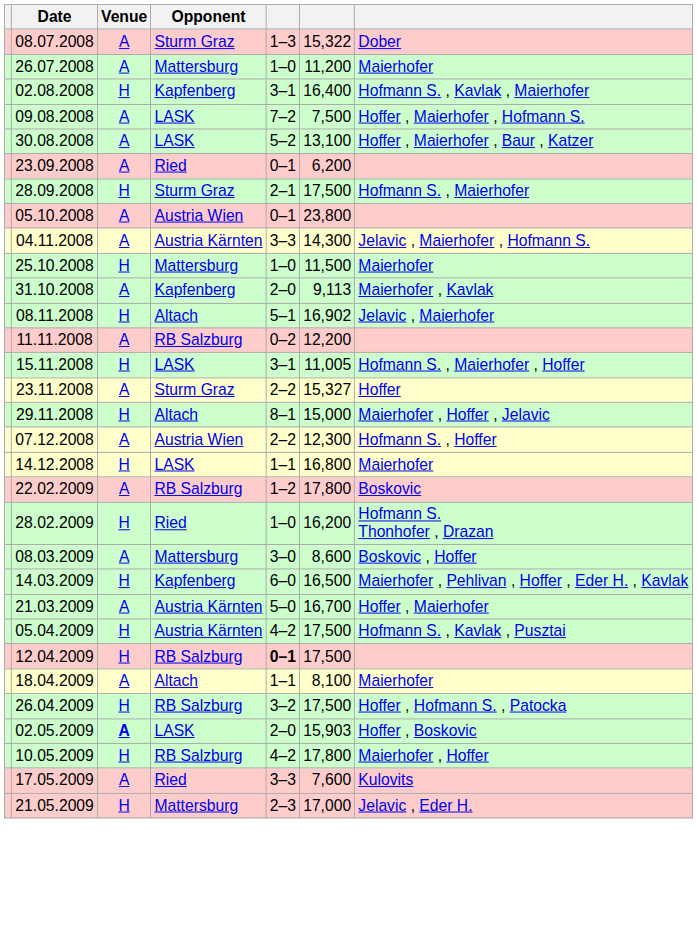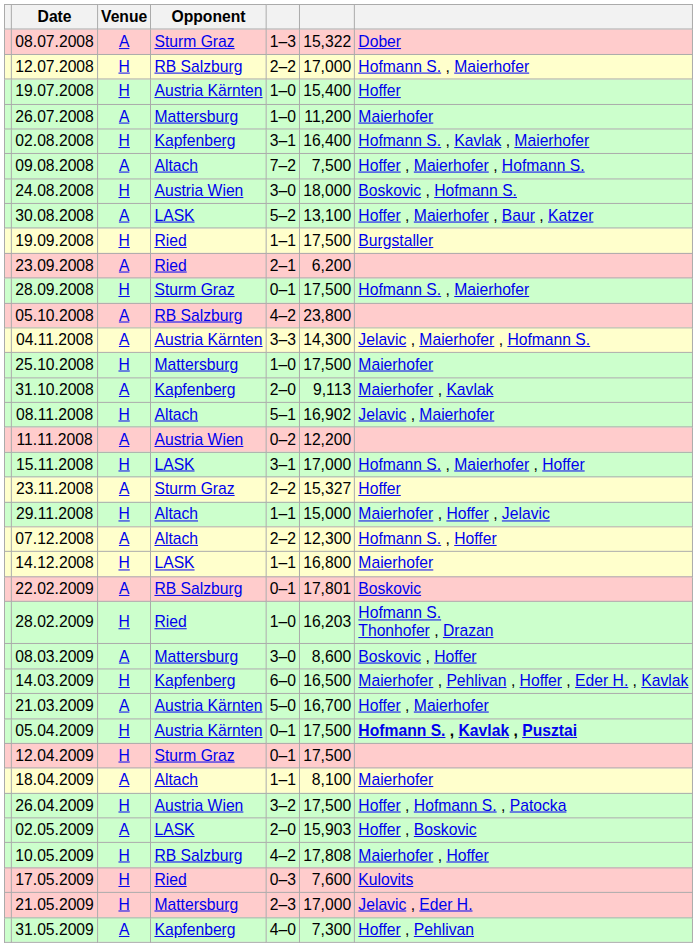+ row: (55, 66)
+ row: (55, 91)
(175, 116) LASK -> (176, 166) Altach
+ row: (55, 191)
+ row: (55, 240)
(283, 166) 0–1 -> (283, 265) 2–1
(283, 191) 2–1 -> (283, 290) 0–1
(199, 215) Austria Wien -> (198, 315) RB Salzburg
(283, 215) 0–1 -> (283, 315) 4–2
(328, 265) 11,500 -> (327, 365) 17,500
(198, 340) RB Salzburg -> (199, 439) Austria Wien
(328, 365) 11,005 -> (327, 464) 17,000
(283, 414) 8–1 -> (283, 514) 1–1
(199, 439) Austria Wien -> (176, 539) Altach
(283, 489) 1–2 -> (283, 588) 0–1
(327, 489) 17,800 -> (327, 588) 17,801
(327, 523) 16,200 -> (327, 622) 16,203
(283, 631) 4–2 -> (283, 730) 0–1
(462, 631) normal -> (468, 730) bold
(198, 656) RB Salzburg -> (195, 755) Sturm Graz
(283, 656) bold -> (283, 755) normal
(198, 705) RB Salzburg -> (199, 805) Austria Wien
(124, 730) bold -> (124, 830) normal
(327, 755) 17,800 -> (327, 855) 17,808
(124, 780) A -> (124, 880) H
(283, 780) 3–3 -> (283, 880) 0–3
+ row: (55, 929)
